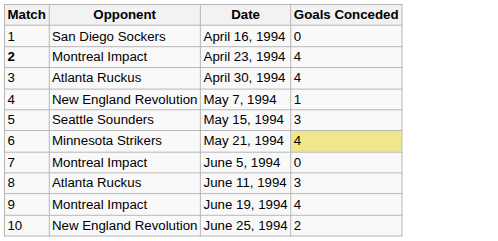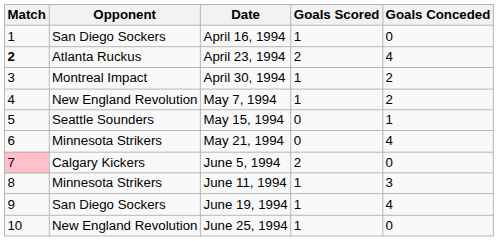+ column: (337, 15)
(100, 57) Montreal Impact -> (97, 57) Atlanta Ruckus
(97, 78) Atlanta Ruckus -> (100, 78) Montreal Impact
(298, 78) 4 -> (389, 78) 2
(298, 99) 1 -> (389, 99) 2
(298, 120) 3 -> (389, 120) 1
(298, 141) khaki background -> (389, 141) no background
(11, 162) no background -> (11, 162) pink background
(100, 162) Montreal Impact -> (98, 162) Calgary Kickers
(97, 183) Atlanta Ruckus -> (107, 183) Minnesota Strikers
(100, 204) Montreal Impact -> (109, 204) San Diego Sockers
(298, 225) 2 -> (389, 225) 0
